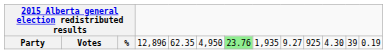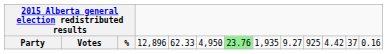(182, 43) 62.35 -> (182, 43) 62.33
(334, 43) 4.30 -> (334, 43) 4.42
(352, 43) 39 -> (352, 43) 37
(371, 43) 0.19 -> (371, 43) 0.16
